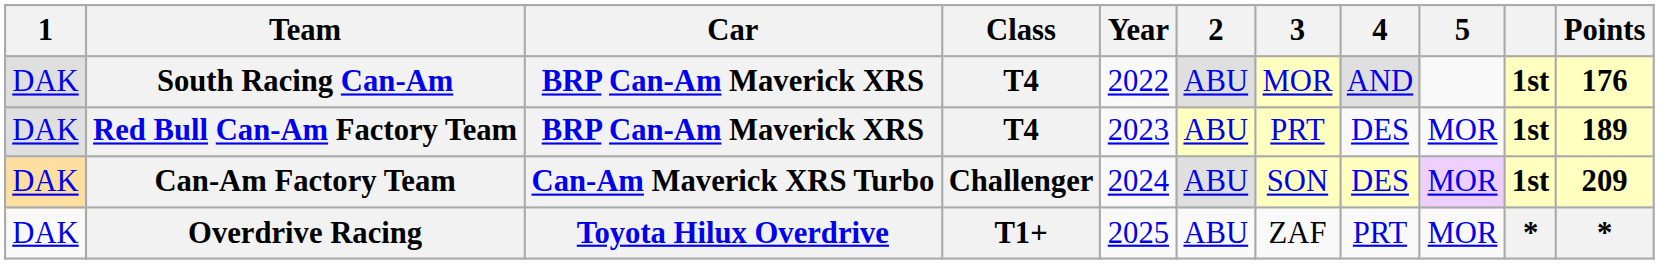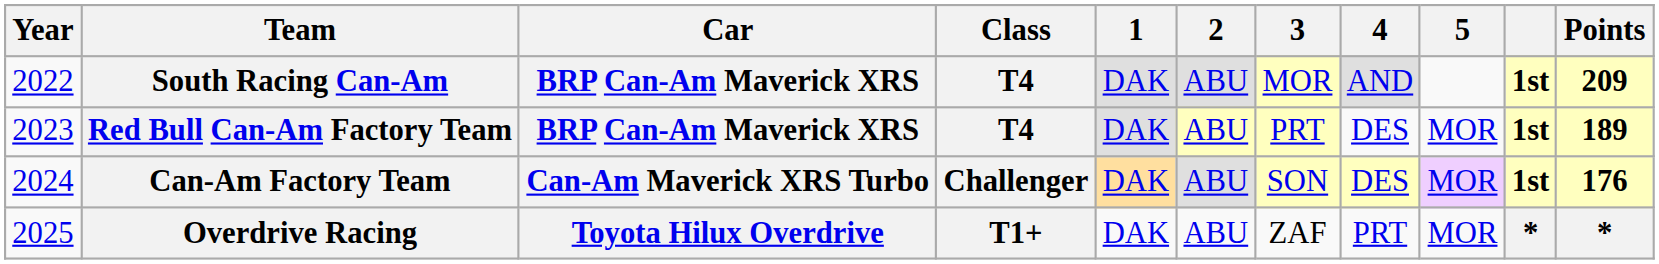columns swapped: (1138, 30) <-> (45, 30)
(1605, 80) 176 -> (1605, 80) 209
(1605, 181) 209 -> (1605, 181) 176
